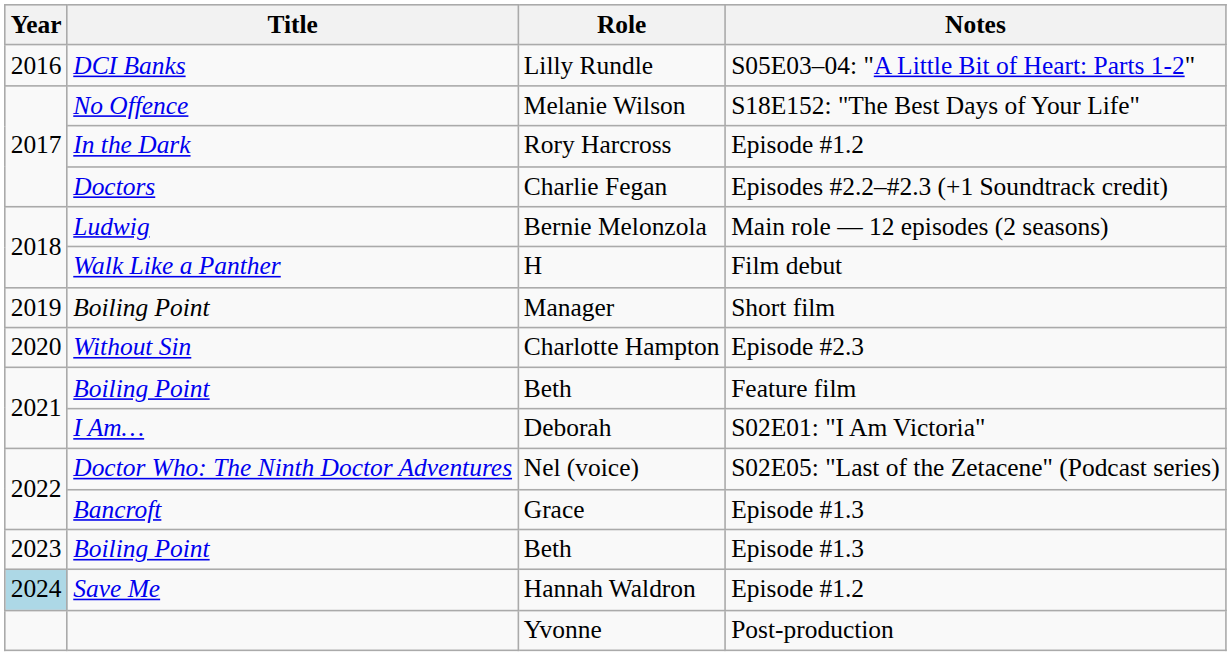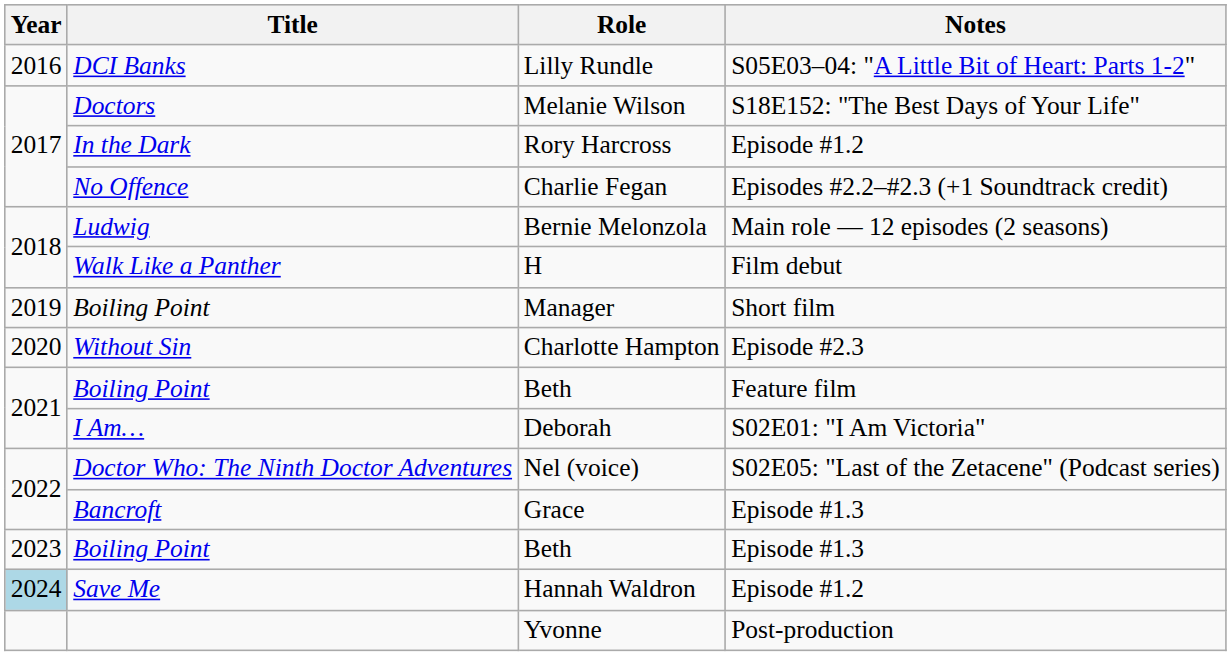(131, 105) No Offence -> (114, 105) Doctors
(114, 186) Doctors -> (131, 186) No Offence
